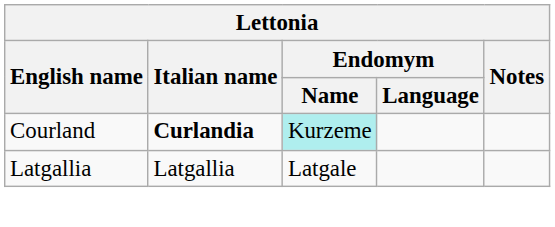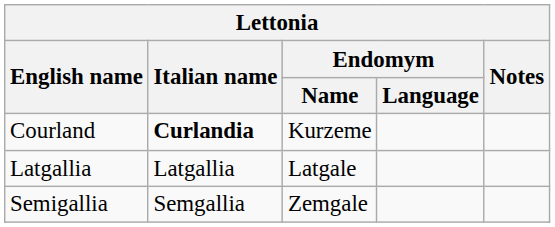(330, 131) paleturquoise background -> (330, 131) no background
+ row: (59, 204)
